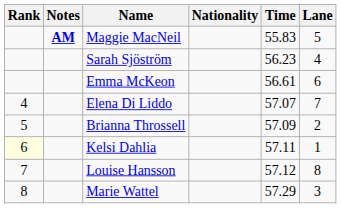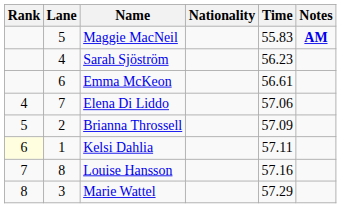columns swapped: (317, 15) <-> (63, 15)
(280, 103) 57.07 -> (277, 103) 57.06
(280, 170) 57.12 -> (277, 170) 57.16
